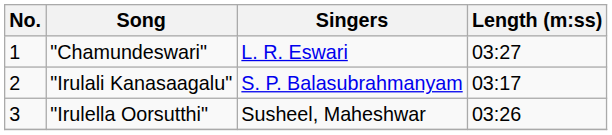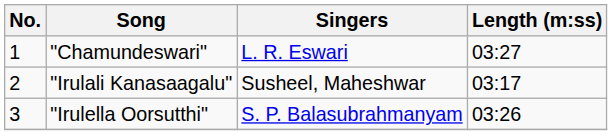(352, 83) S. P. Balasubrahmanyam -> (334, 83) Susheel, Maheshwar
(334, 114) Susheel, Maheshwar -> (352, 114) S. P. Balasubrahmanyam
